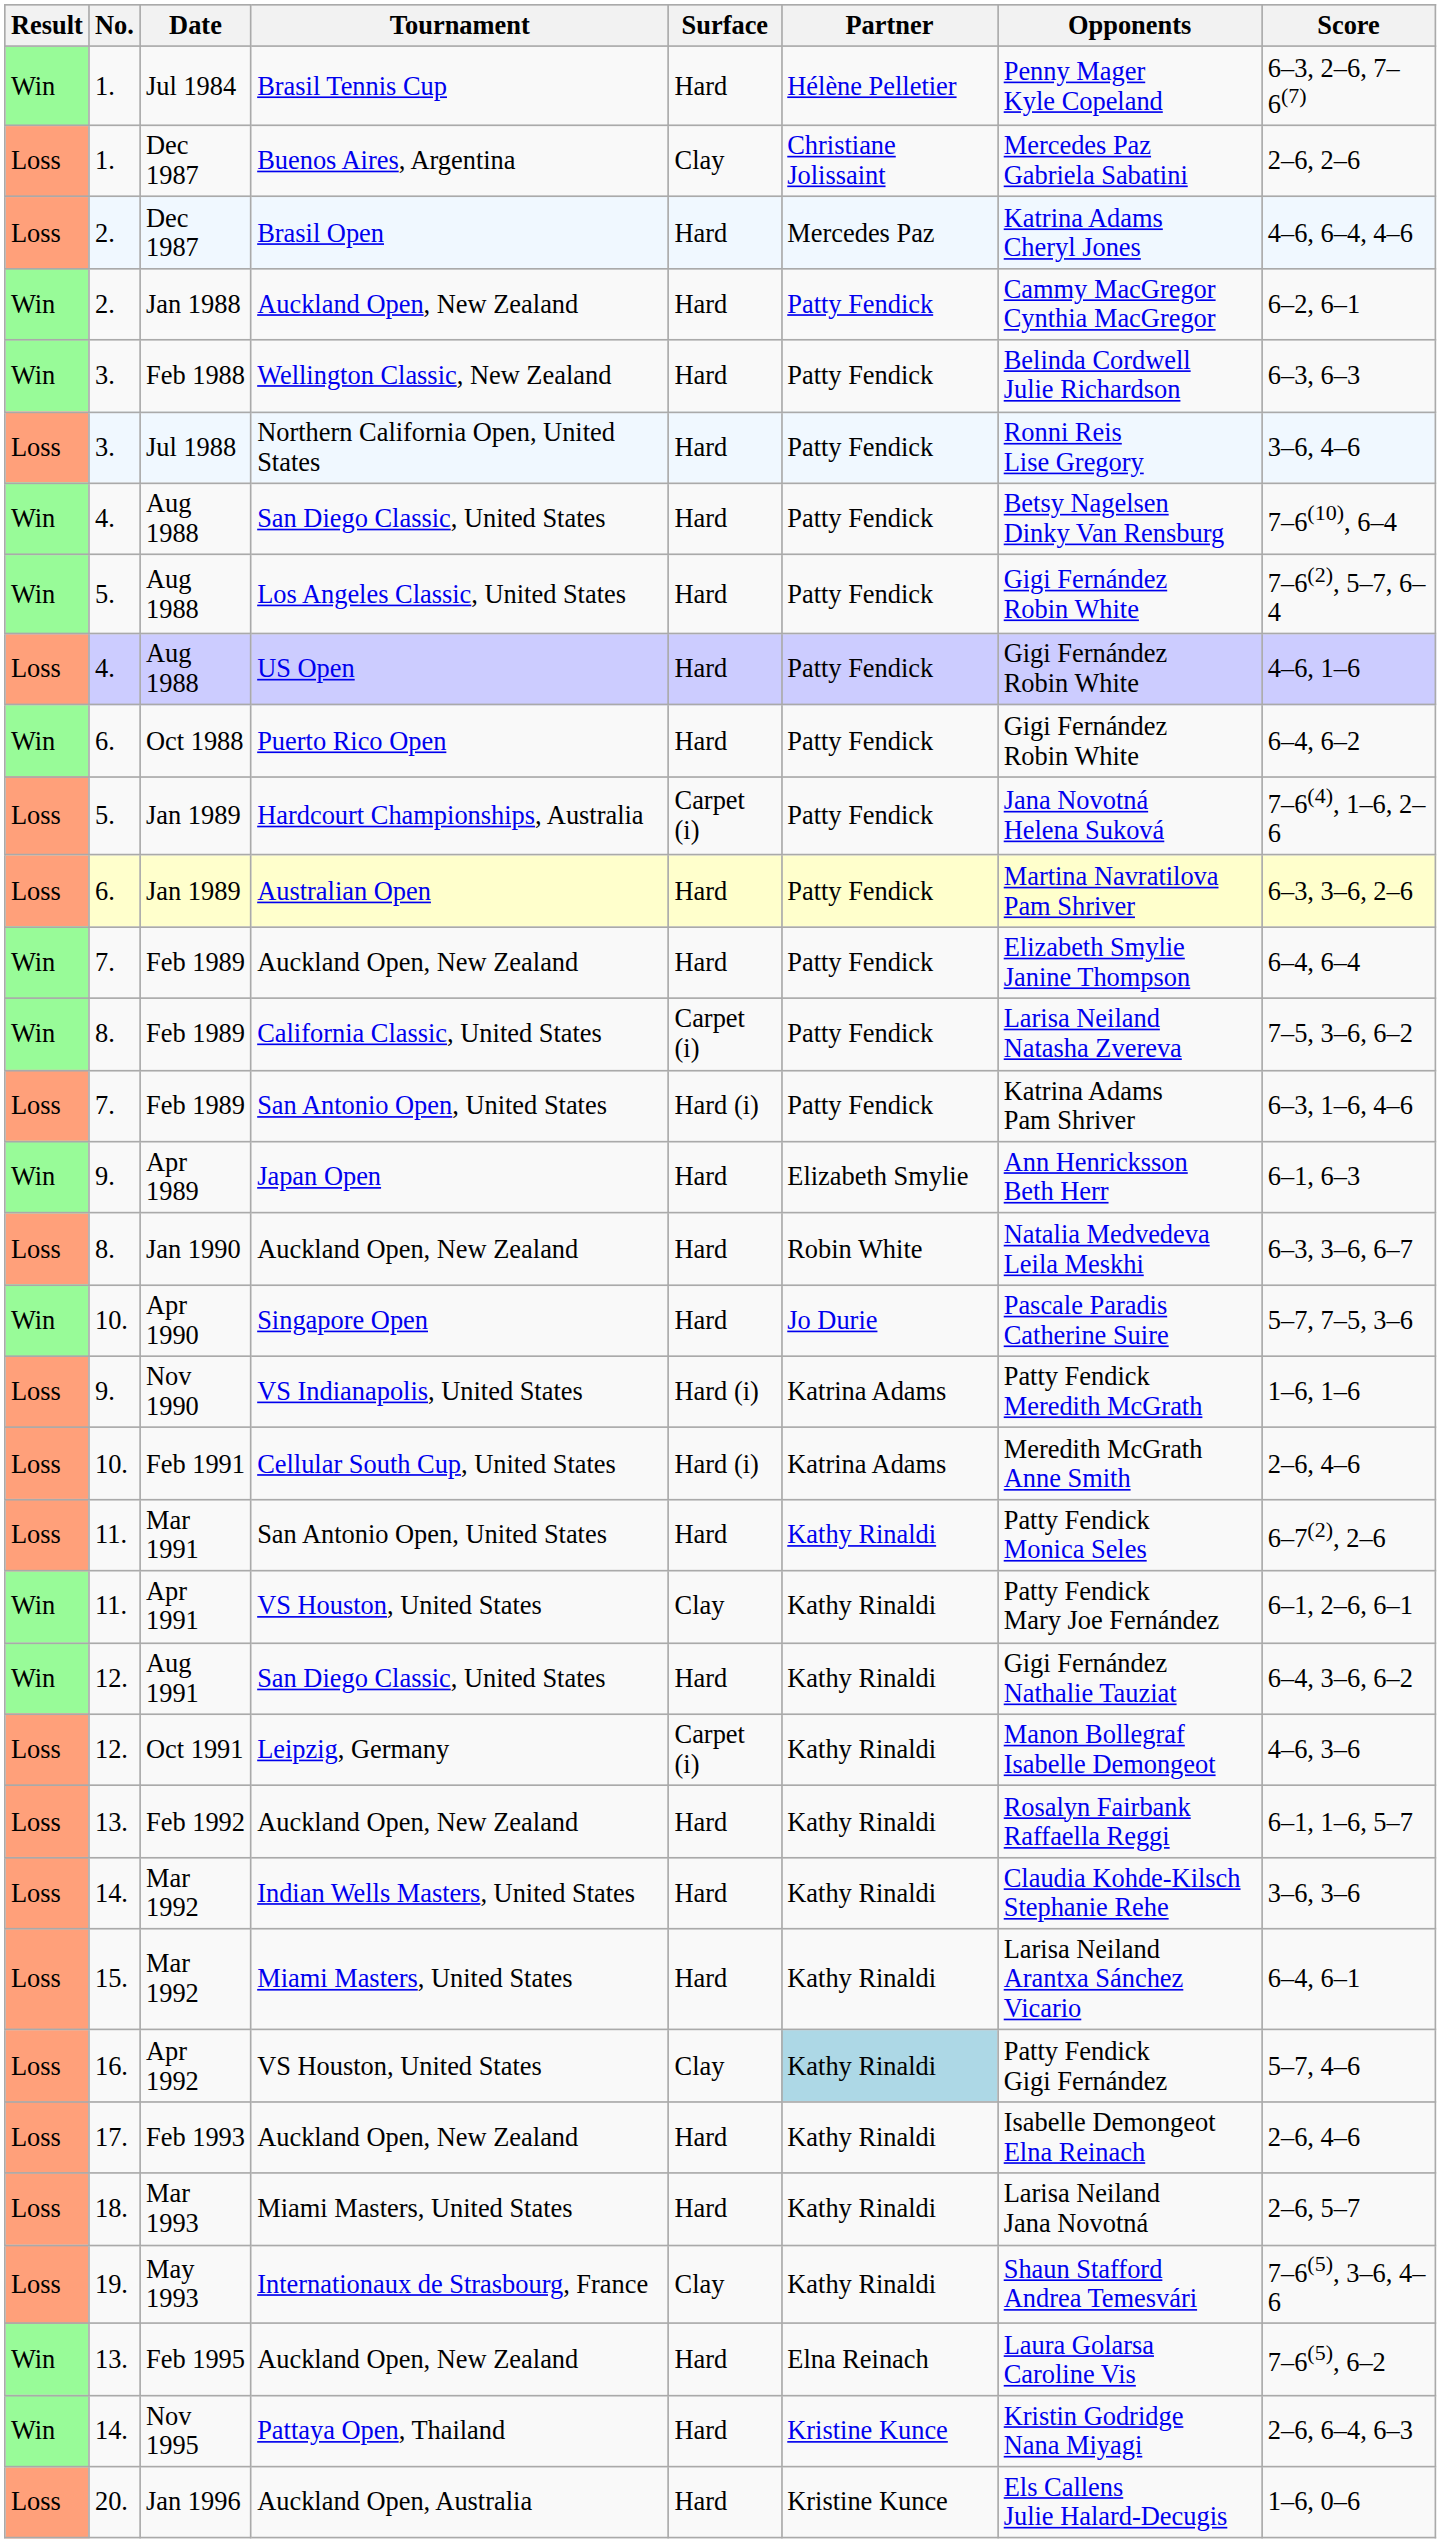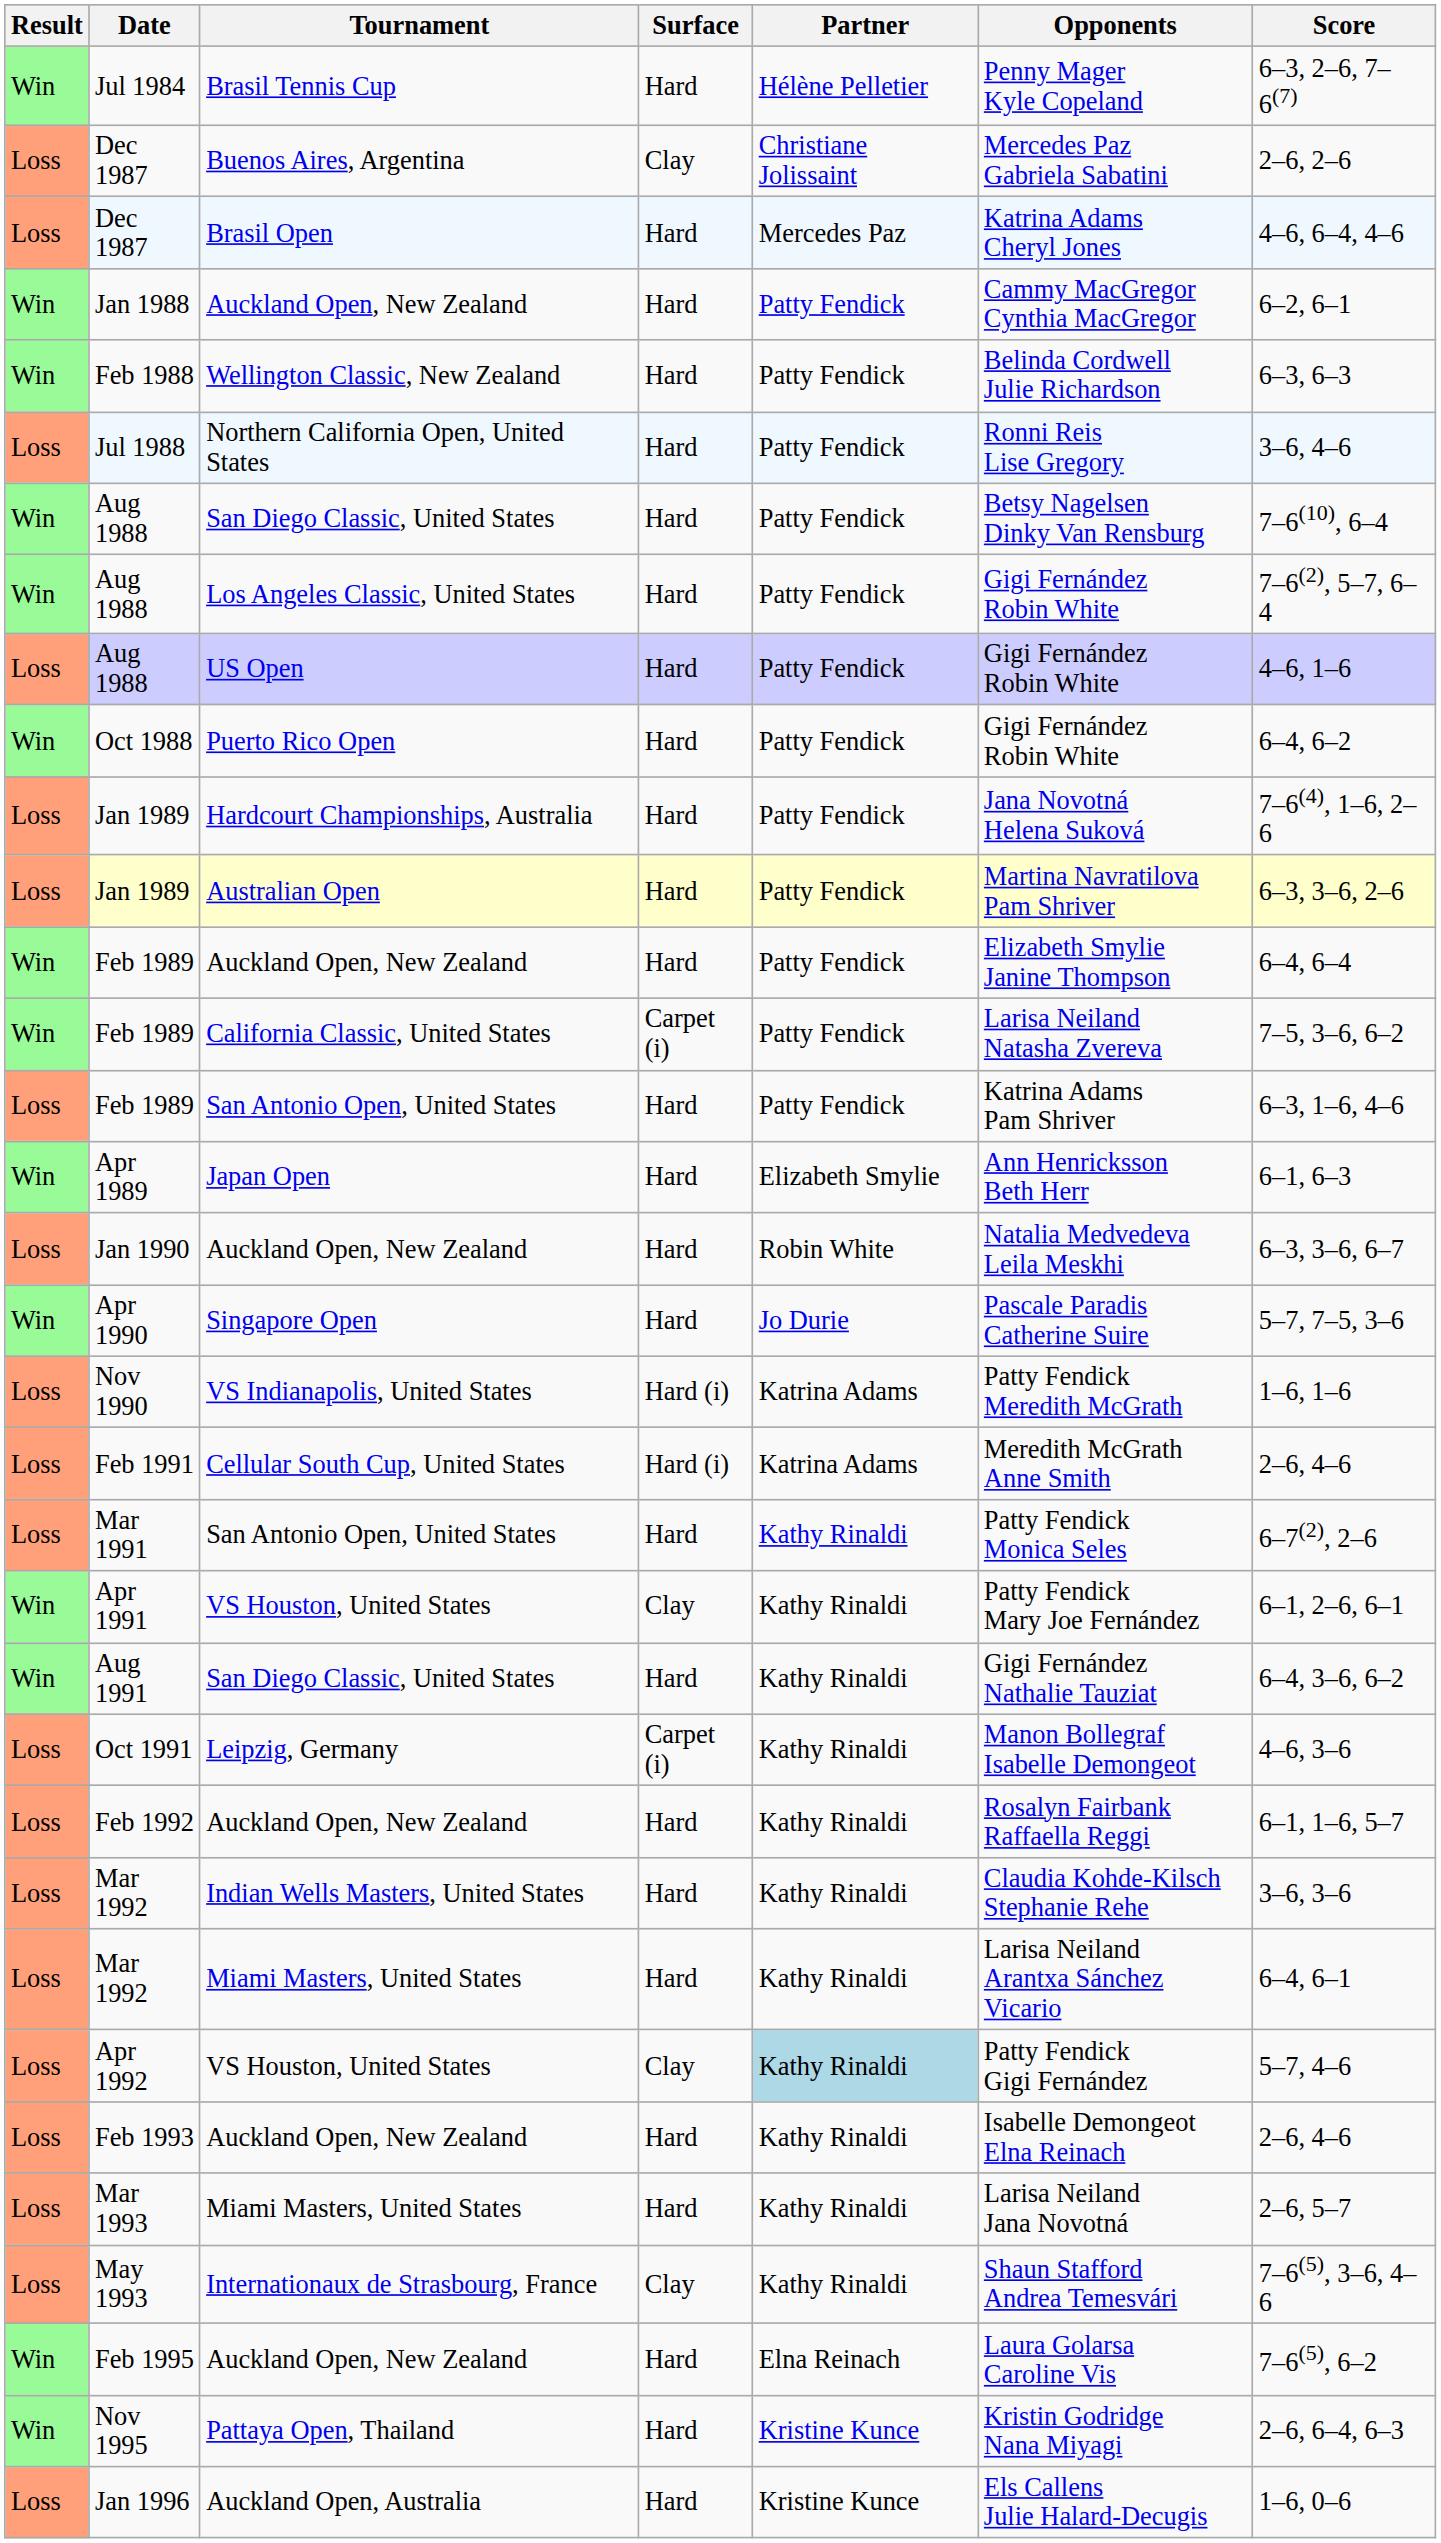- column: (114, 25)
(710, 815) Carpet (i) -> (671, 815) Hard
(717, 1105) Hard (i) -> (671, 1105) Hard
